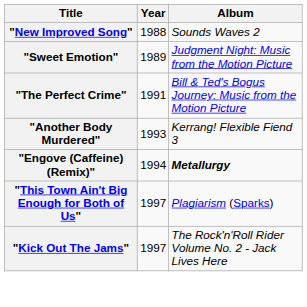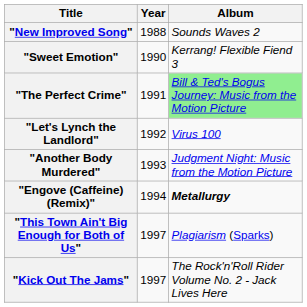(153, 57) 1989 -> (153, 57) 1990
(232, 57) Judgment Night: Music from the Motion Picture -> (232, 57) Kerrang! Flexible Fiend 3
(234, 95) no background -> (234, 95) lightgreen background
+ row: (71, 133)
(232, 133) Kerrang! Flexible Fiend 3 -> (232, 165) Judgment Night: Music from the Motion Picture
